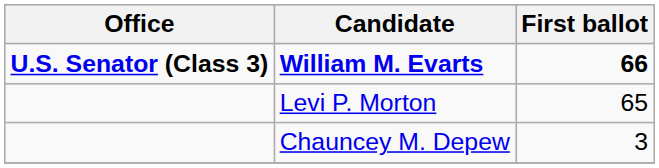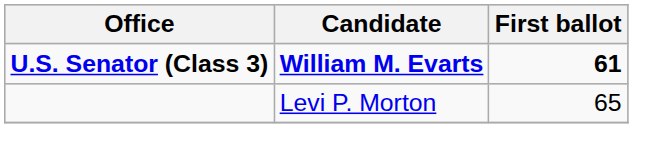(634, 63) 66 -> (608, 63) 61
- row: (395, 142)
